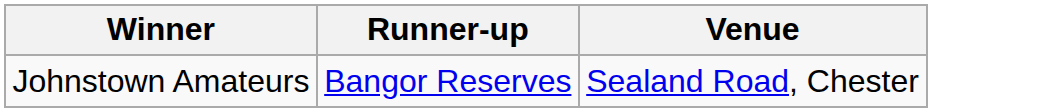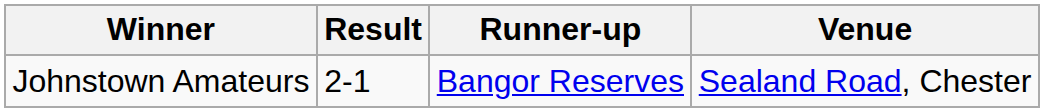+ column: (373, 29)
